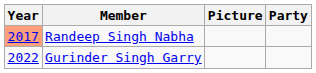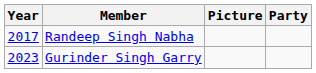(23, 36) lightsalmon background -> (23, 36) no background
(23, 57) 2022 -> (23, 57) 2023
